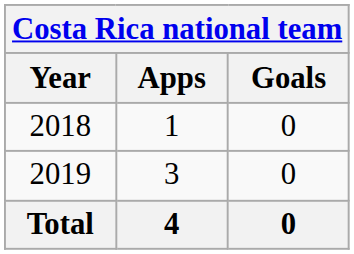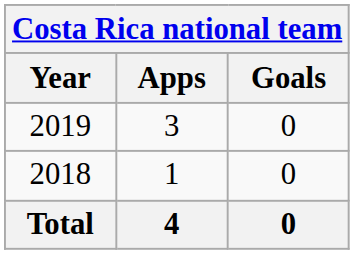rows swapped: (60, 126) <-> (60, 175)
